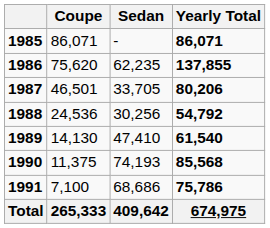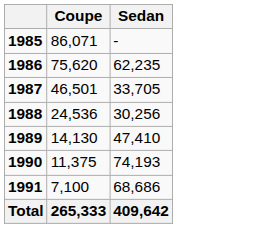- column: (218, 16)
